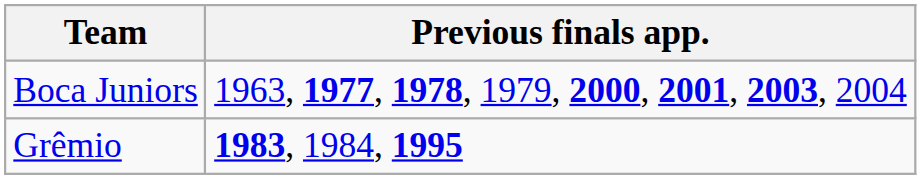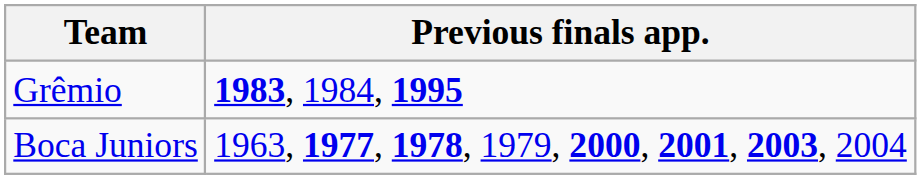rows swapped: (106, 88) <-> (68, 145)
